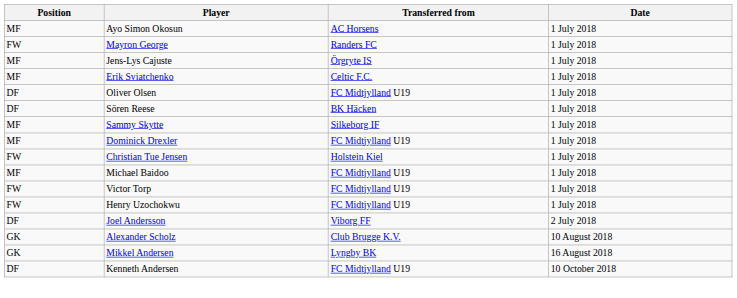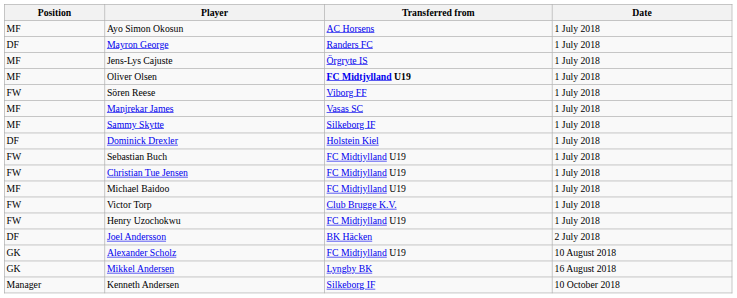(14, 44) FW -> (13, 44) DF
- row: (140, 76)
(13, 92) DF -> (14, 76) MF
(370, 92) normal -> (369, 76) bold
(13, 108) DF -> (14, 92) FW
(353, 108) BK Häcken -> (347, 92) Viborg FF
+ row: (140, 108)
(14, 141) MF -> (13, 141) DF
(370, 141) FC Midtjylland U19 -> (353, 141) Holstein Kiel
+ row: (137, 157)
(357, 157) Holstein Kiel -> (366, 173) FC Midtjylland U19
(370, 189) FC Midtjylland U19 -> (362, 205) Club Brugge K.V.
(351, 221) Viborg FF -> (349, 237) BK Häcken
(366, 237) Club Brugge K.V. -> (366, 253) FC Midtjylland U19
(13, 269) DF -> (24, 285) Manager
(370, 269) FC Midtjylland U19 -> (351, 285) Silkeborg IF
